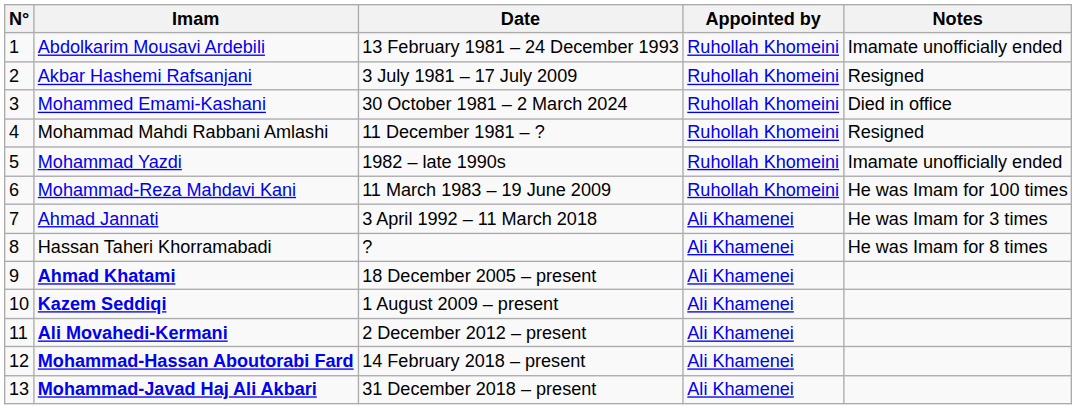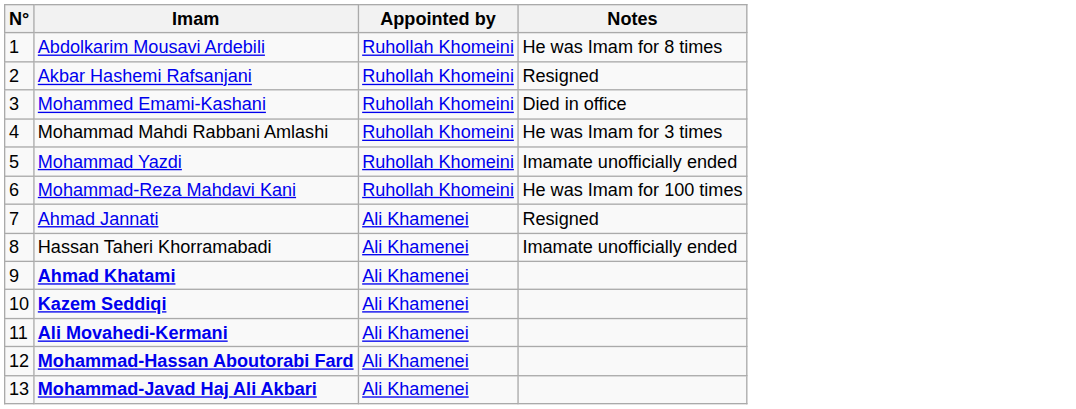- column: (520, 19)
(955, 47) Imamate unofficially ended -> (622, 47) He was Imam for 8 times
(886, 133) Resigned -> (622, 133) He was Imam for 3 times
(948, 218) He was Imam for 3 times -> (561, 218) Resigned
(948, 247) He was Imam for 8 times -> (630, 247) Imamate unofficially ended
